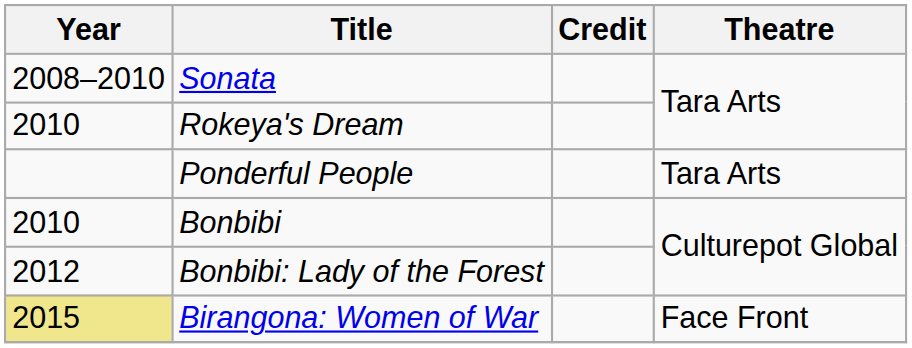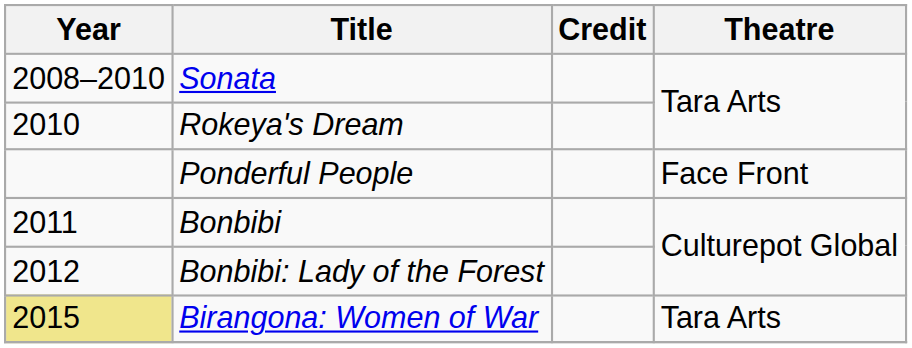(721, 174) Tara Arts -> (734, 174) Face Front
(46, 222) 2010 -> (45, 222) 2011
(734, 319) Face Front -> (721, 319) Tara Arts
